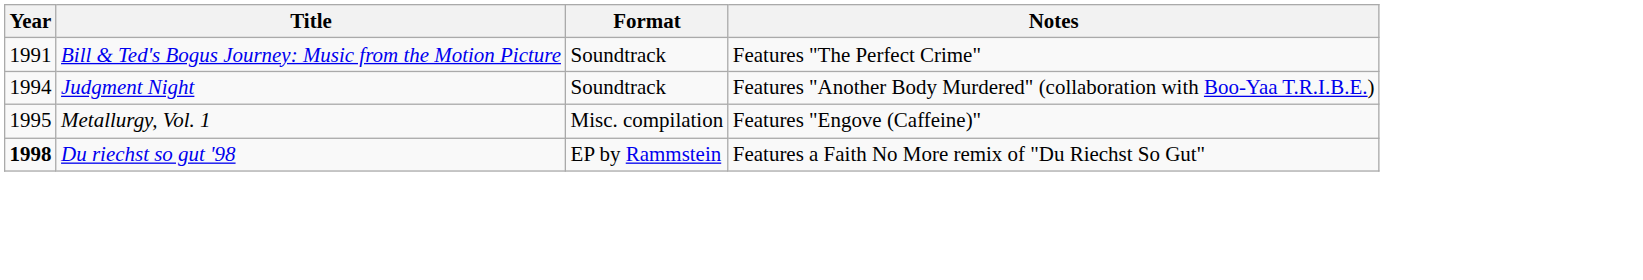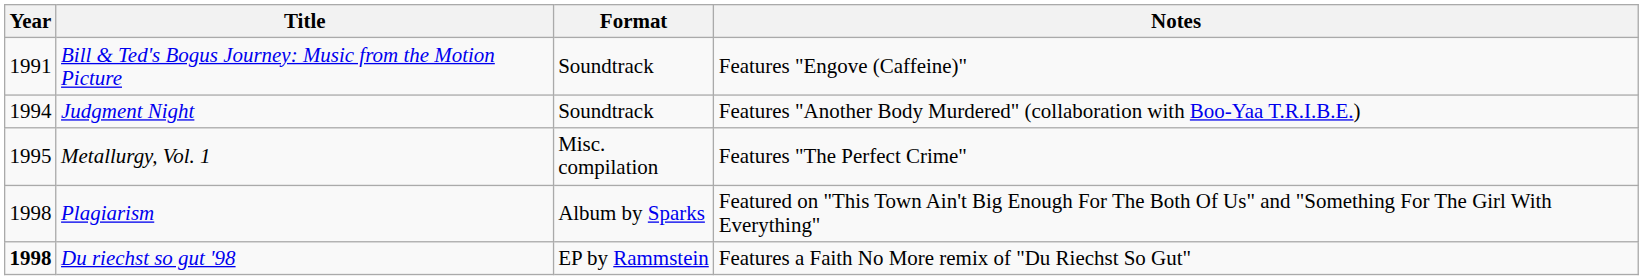(857, 54) Features "The Perfect Crime" -> (843, 66) Features "Engove (Caffeine)"
(857, 120) Features "Engove (Caffeine)" -> (843, 156) Features "The Perfect Crime"
+ row: (108, 213)
